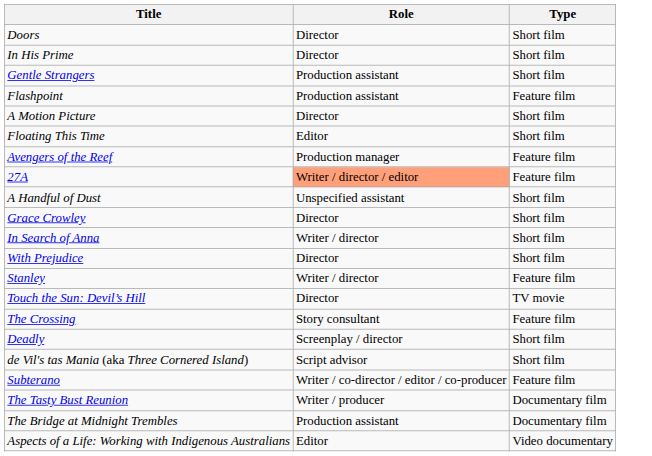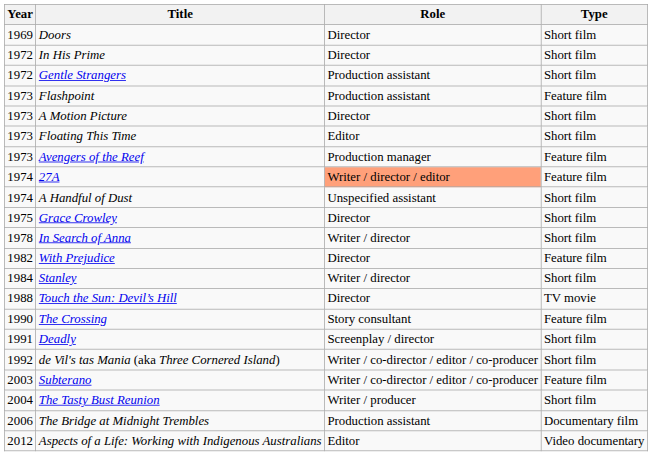+ column: (20, 14)
(539, 258) Short film -> (575, 258) Feature film
(544, 278) Feature film -> (570, 278) Short film
(332, 359) Script advisor -> (433, 359) Writer / co-director / editor / co-producer
(560, 400) Documentary film -> (570, 400) Short film
